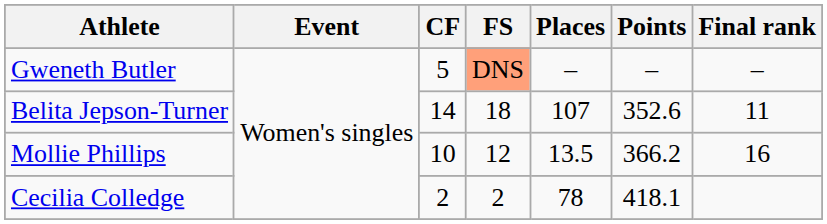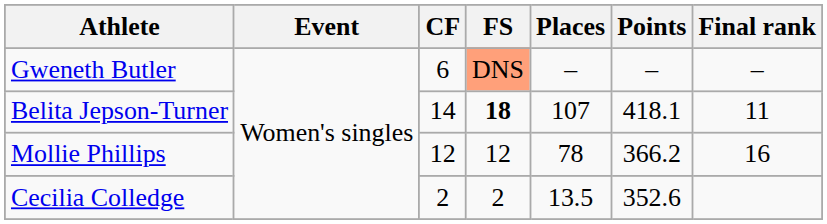(443, 69) 5 -> (443, 69) 6
(498, 111) normal -> (498, 111) bold
(652, 111) 352.6 -> (652, 111) 418.1
(443, 154) 10 -> (443, 154) 12
(571, 154) 13.5 -> (571, 154) 78
(571, 197) 78 -> (571, 197) 13.5
(652, 197) 418.1 -> (652, 197) 352.6
